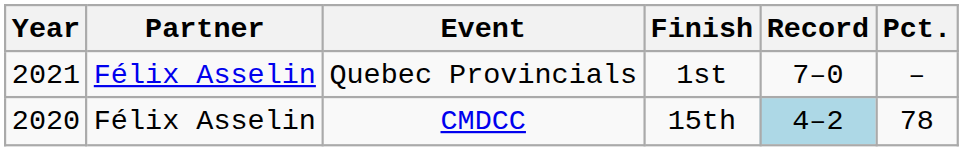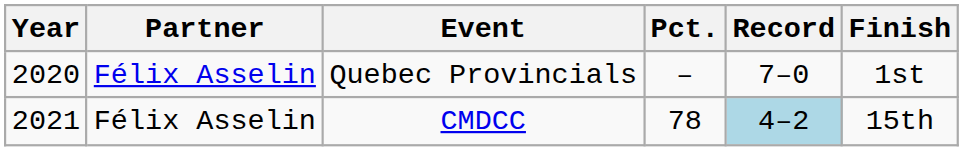columns swapped: (702, 28) <-> (917, 28)
(46, 75) 2021 -> (46, 75) 2020
(46, 121) 2020 -> (46, 121) 2021
